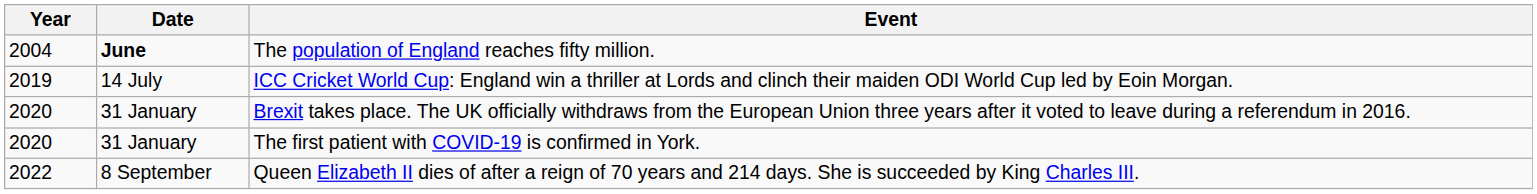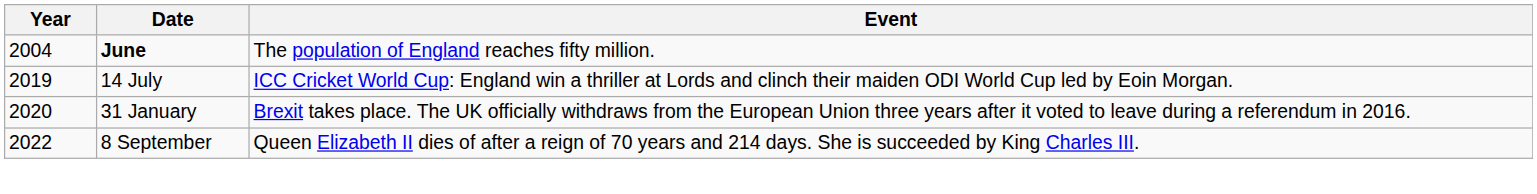- row: (477, 142)
